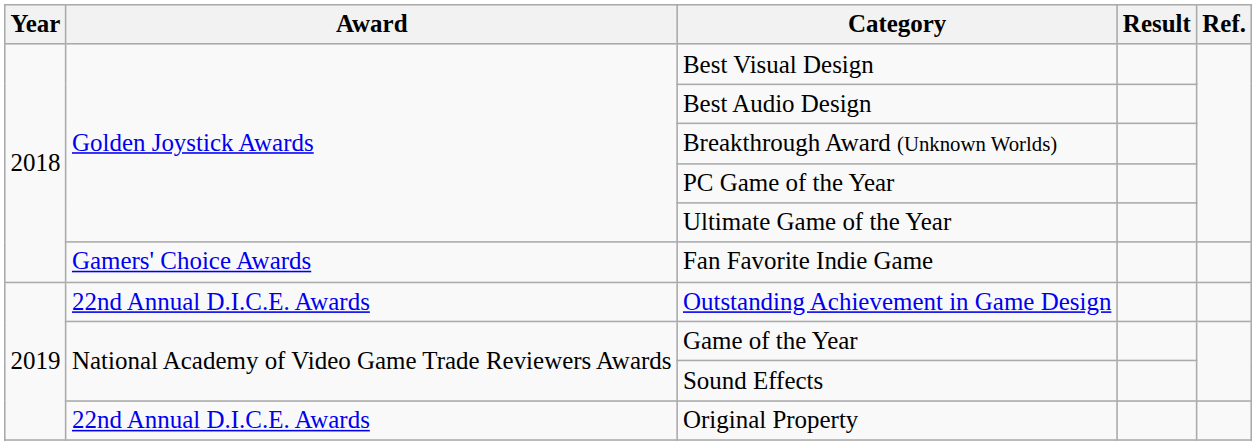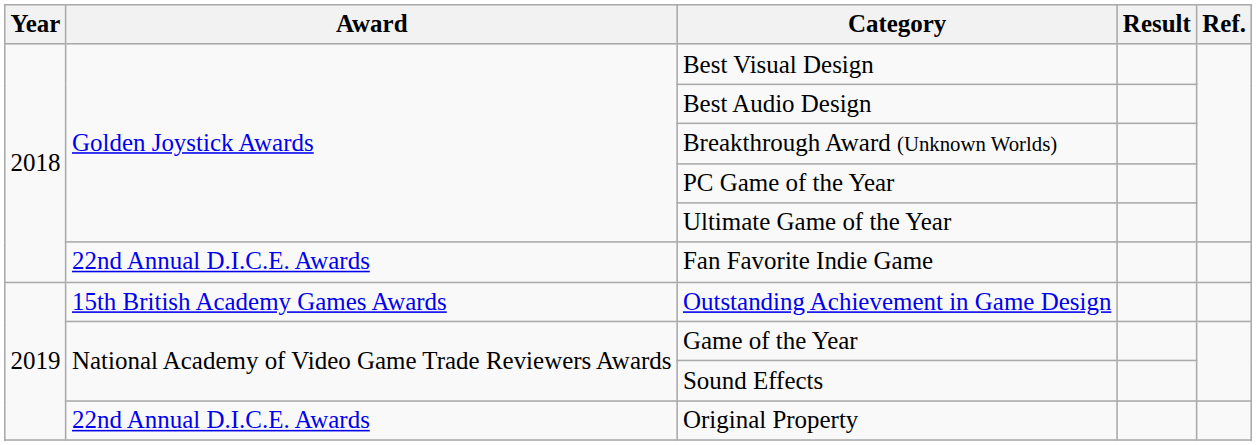(192, 261) Gamers' Choice Awards -> (221, 261) 22nd Annual D.I.C.E. Awards
(221, 301) 22nd Annual D.I.C.E. Awards -> (259, 301) 15th British Academy Games Awards
